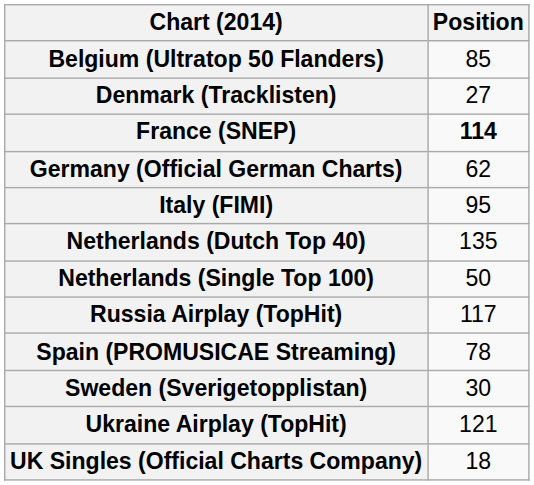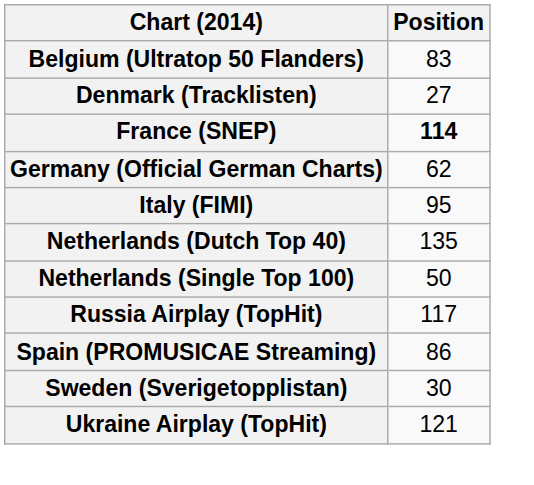(478, 59) 85 -> (439, 59) 83
(478, 351) 78 -> (439, 351) 86
- row: (216, 461)
